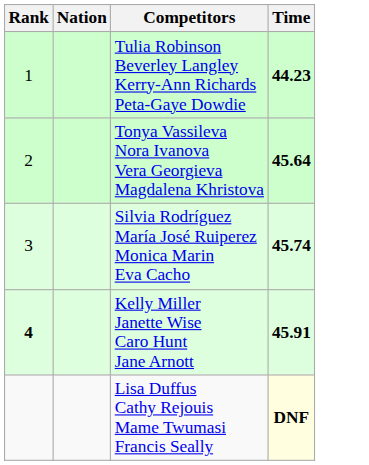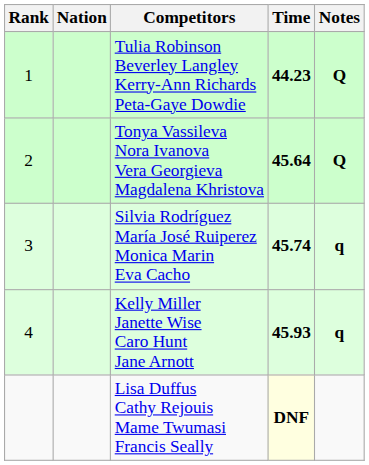+ column: (339, 18)
(29, 331) bold -> (29, 331) normal
(291, 331) 45.91 -> (291, 331) 45.93
